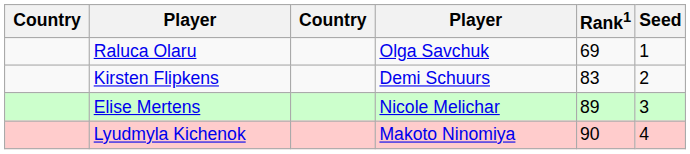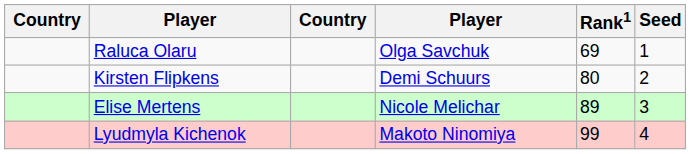(590, 79) 83 -> (590, 79) 80
(590, 134) 90 -> (590, 134) 99
